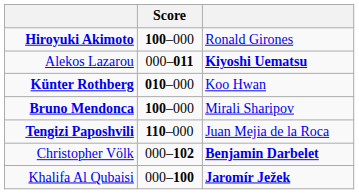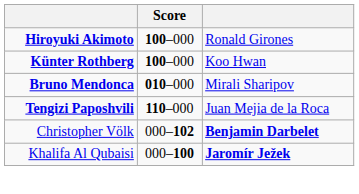- row: (89, 62)
(170, 85) 010–000 -> (170, 62) 100–000
(170, 108) 100–000 -> (170, 85) 010–000
